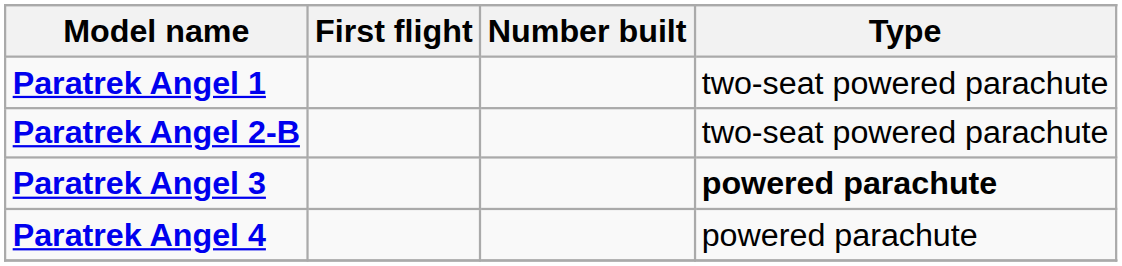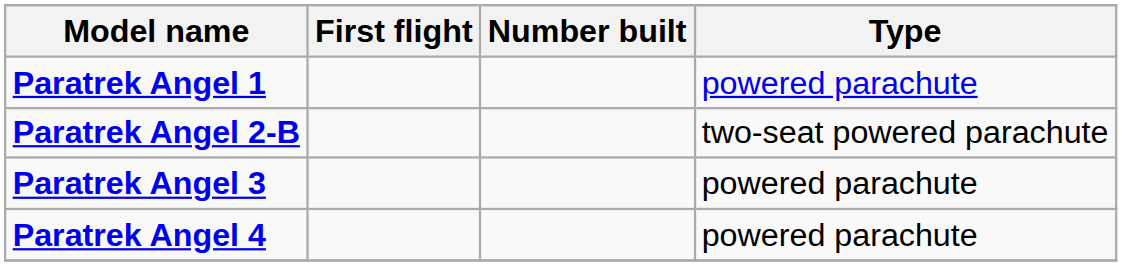(905, 82) two-seat powered parachute -> (840, 82) powered parachute
(849, 184) bold -> (840, 184) normal
